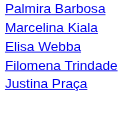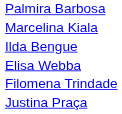+ row: (41, 46)
